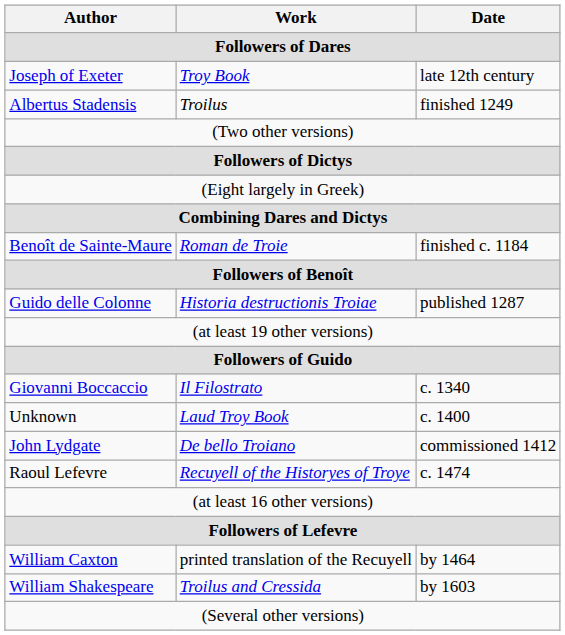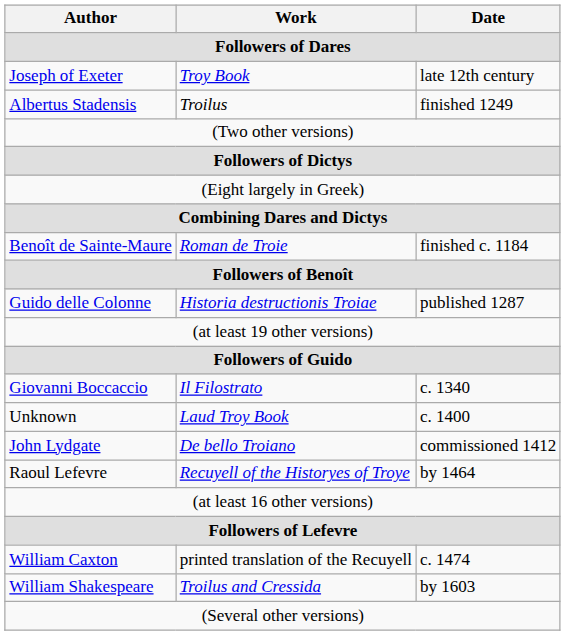(445, 473) c. 1474 -> (448, 473) by 1464
(448, 558) by 1464 -> (445, 558) c. 1474
